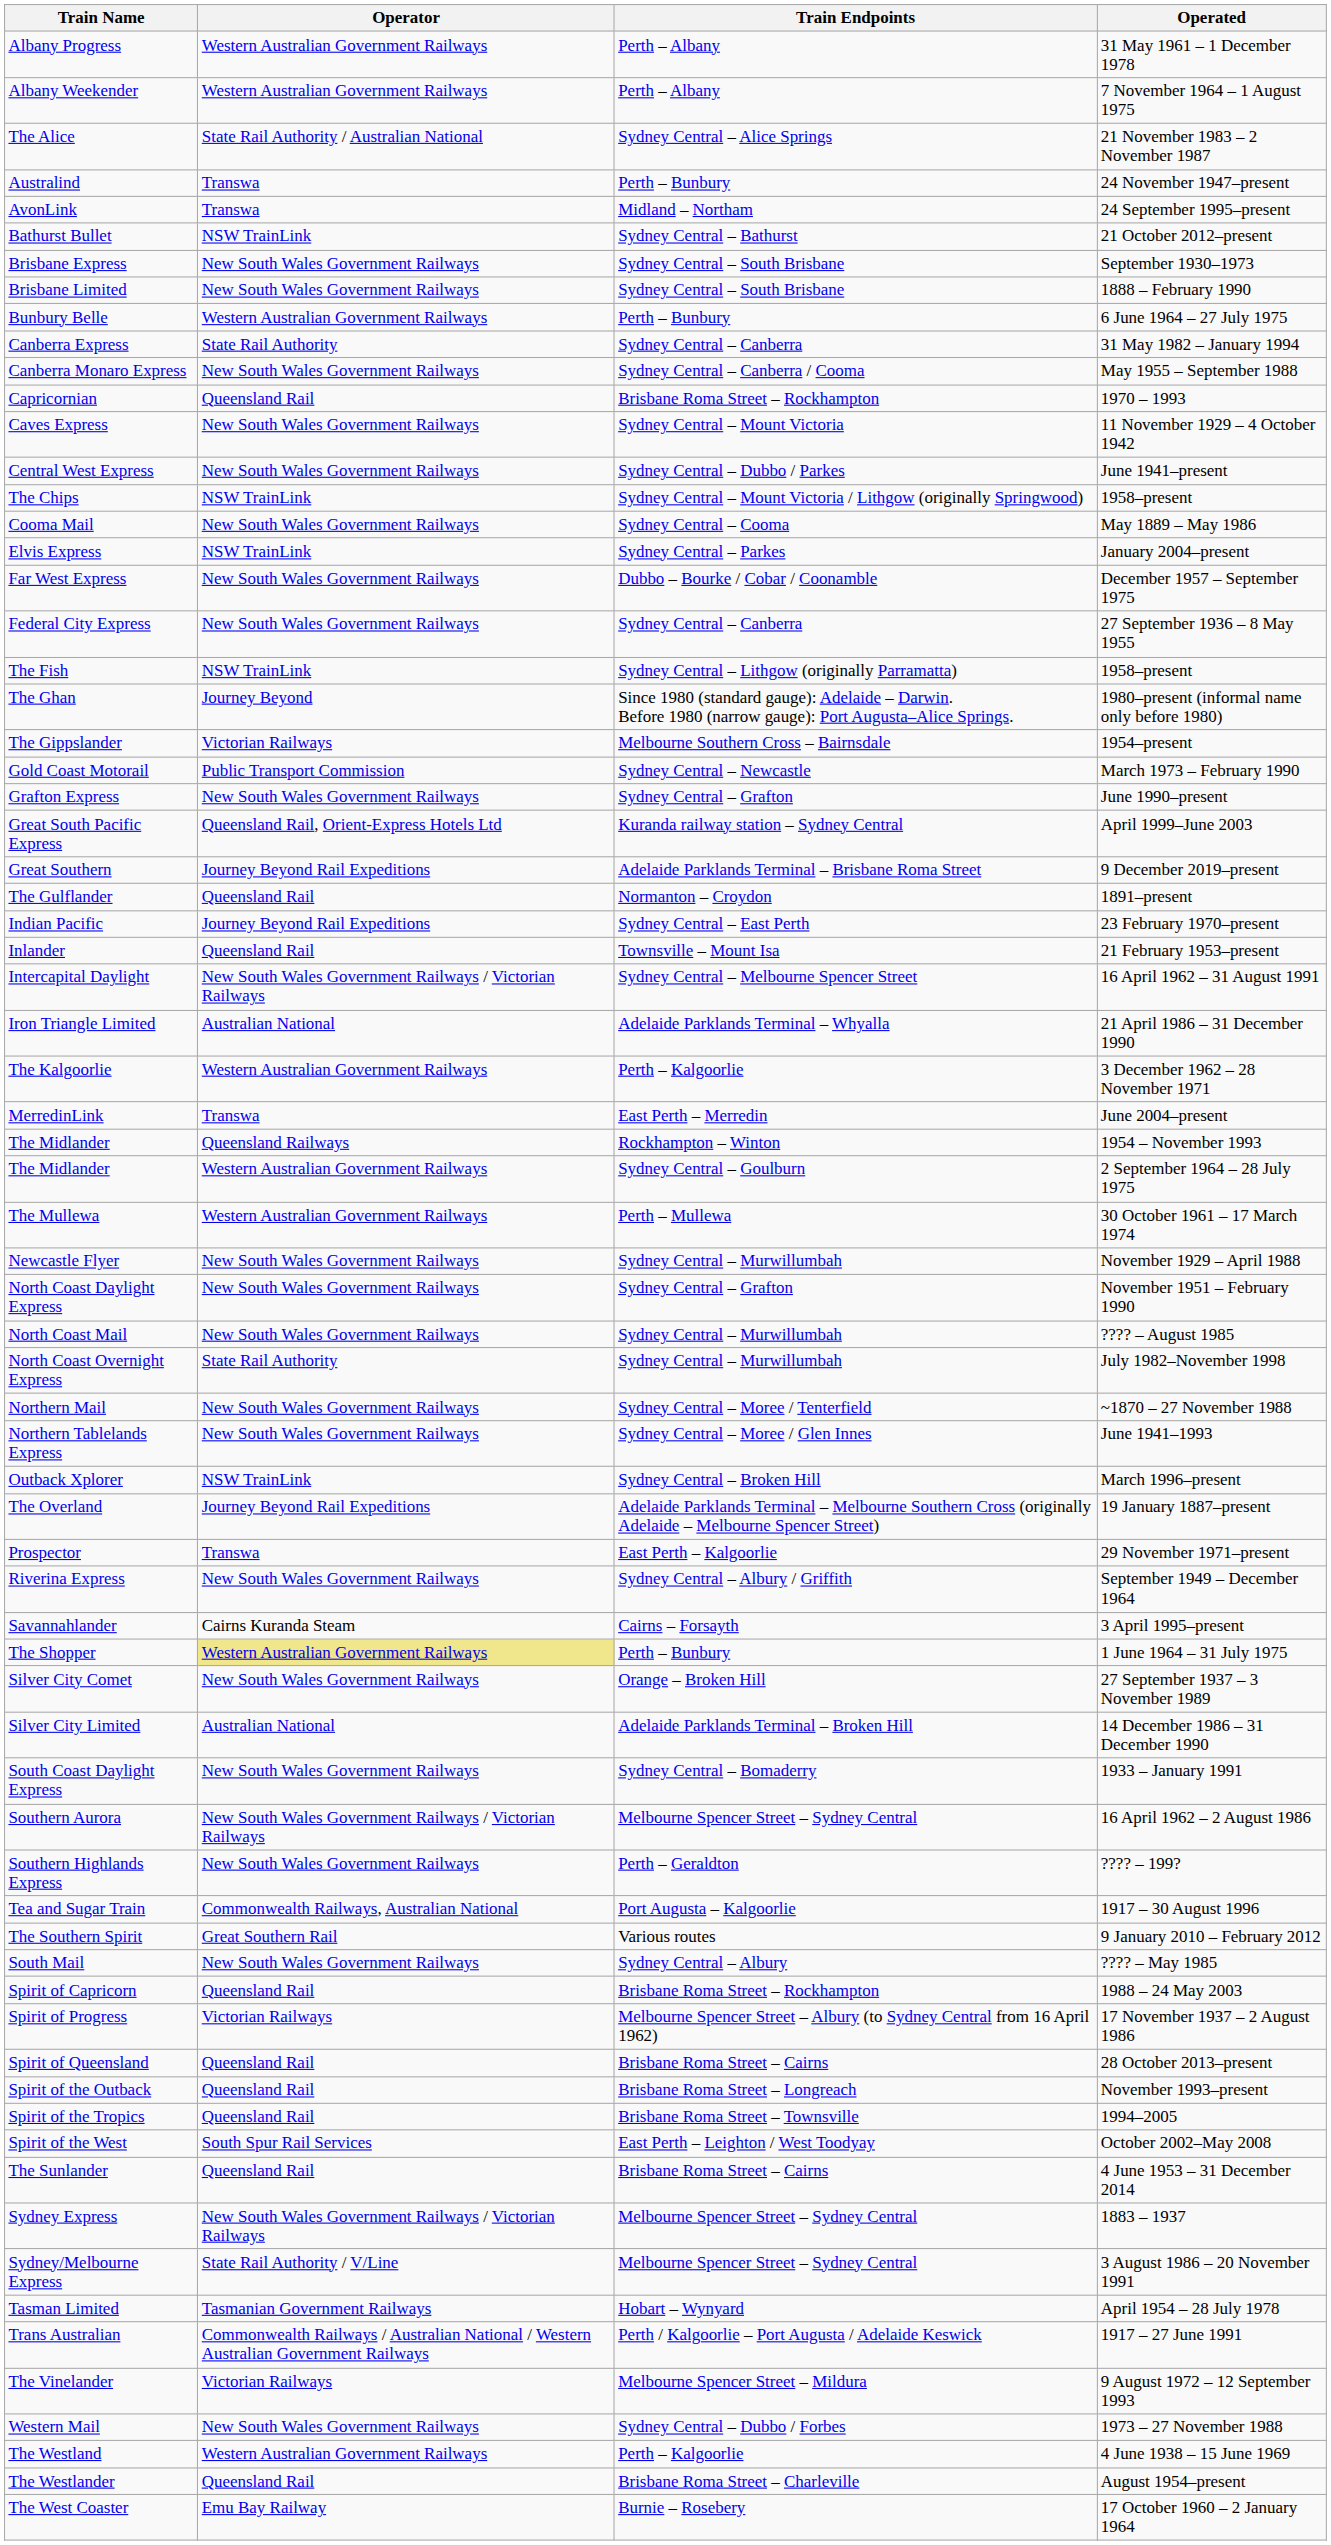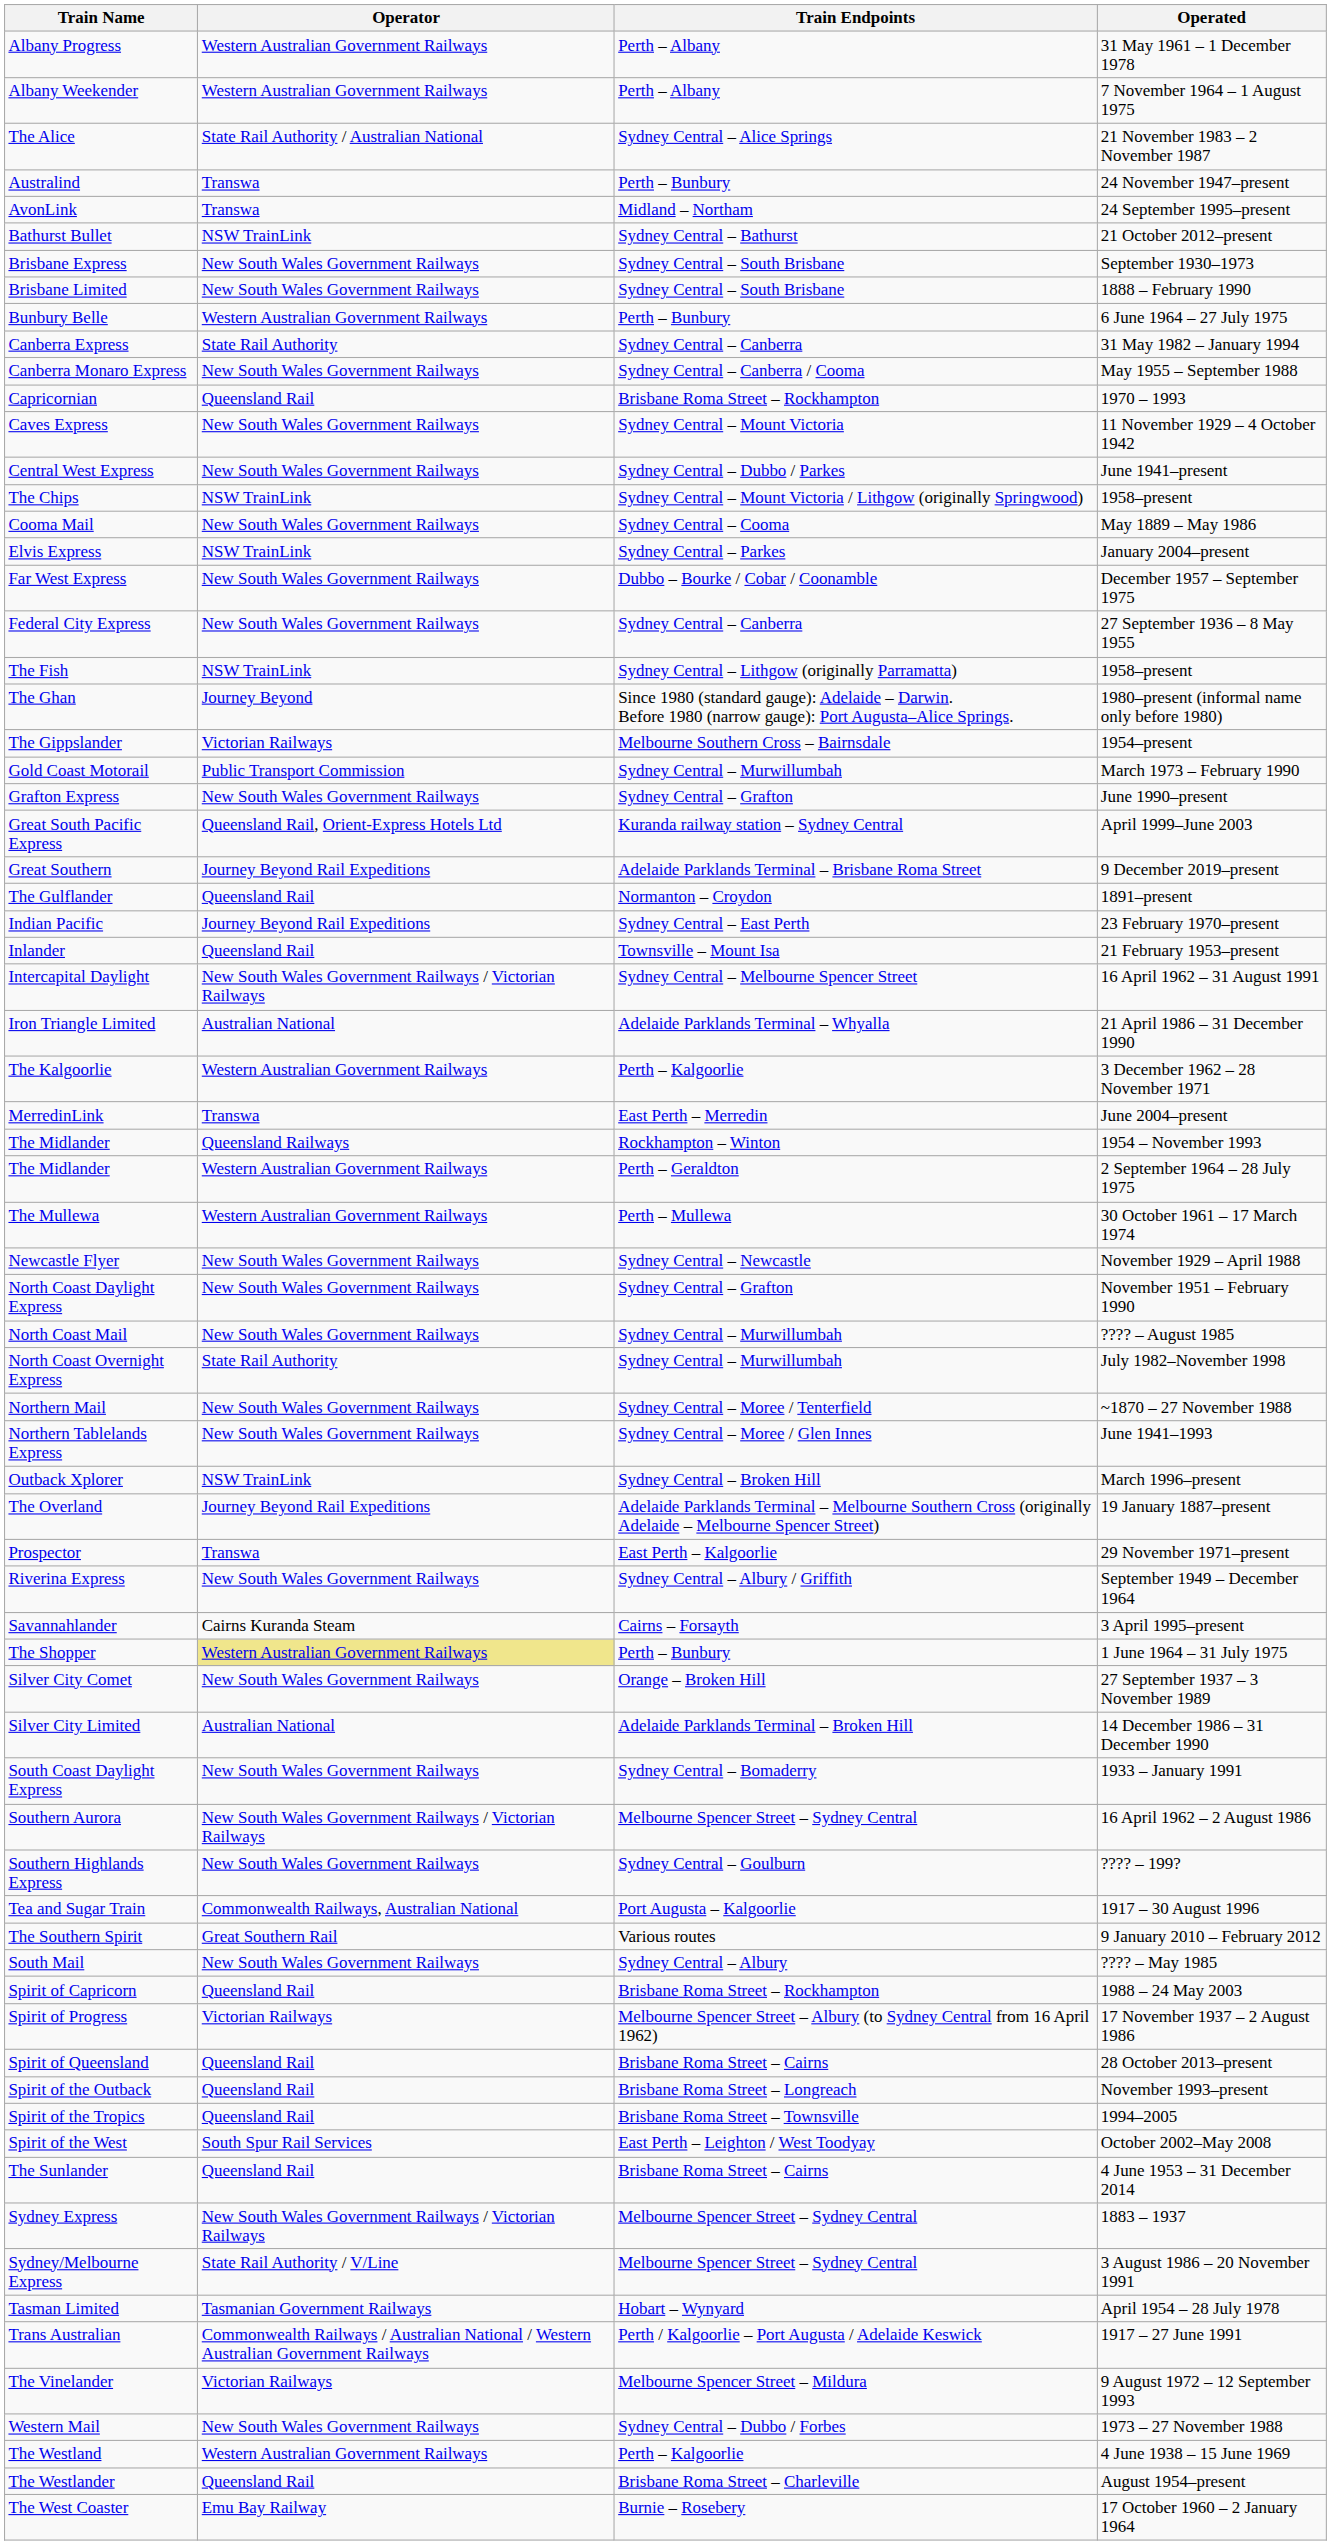(714, 770) Sydney Central – Newcastle -> (730, 770) Sydney Central – Murwillumbah
(712, 1169) Sydney Central – Goulburn -> (678, 1169) Perth – Geraldton
(730, 1261) Sydney Central – Murwillumbah -> (714, 1261) Sydney Central – Newcastle
(678, 1863) Perth – Geraldton -> (712, 1863) Sydney Central – Goulburn
